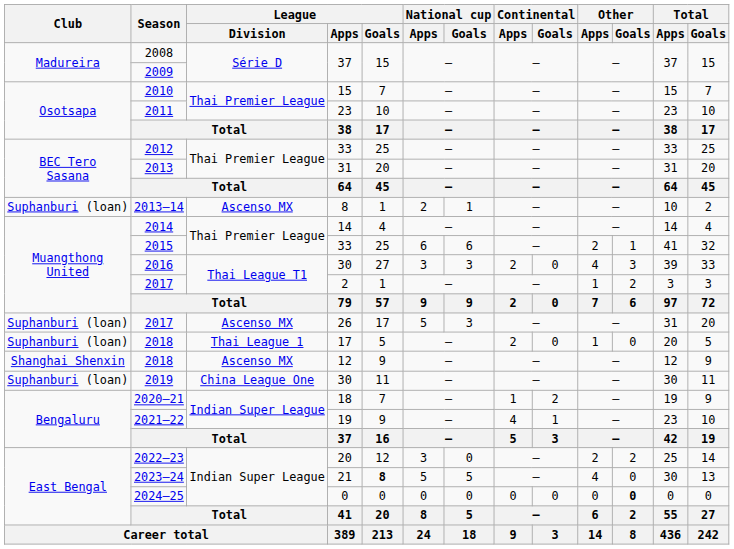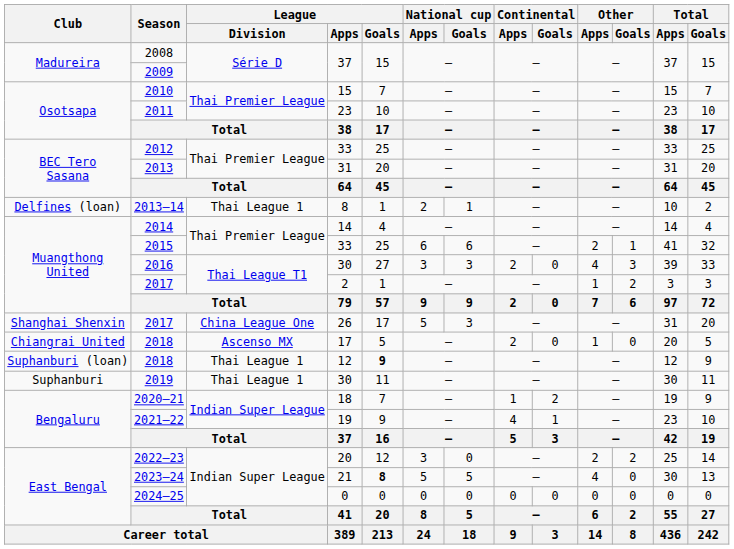(68, 207) Suphanburi (loan) -> (68, 207) Delfines (loan)
(257, 207) Ascenso MX -> (257, 207) Thai League 1
(68, 323) Suphanburi (loan) -> (68, 323) Shanghai Shenxin
(257, 323) Ascenso MX -> (257, 323) China League One
(68, 342) Suphanburi (loan) -> (68, 342) Chiangrai United
(257, 342) Thai League 1 -> (257, 342) Ascenso MX
(68, 361) Shanghai Shenxin -> (68, 361) Suphanburi (loan)
(257, 361) Ascenso MX -> (257, 361) Thai League 1
(382, 361) normal -> (382, 361) bold
(68, 380) Suphanburi (loan) -> (68, 380) Suphanburi
(257, 380) China League One -> (257, 380) Thai League 1
(633, 496) bold -> (633, 496) normal
